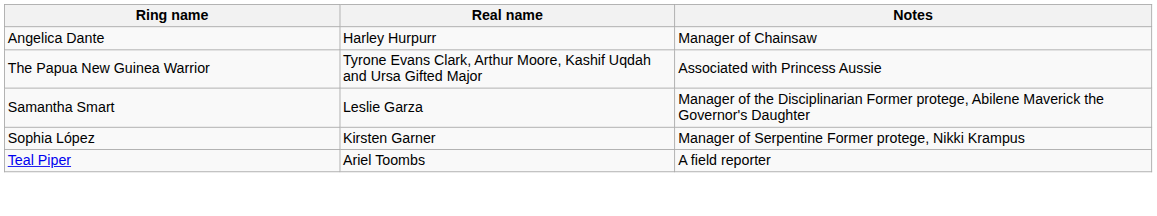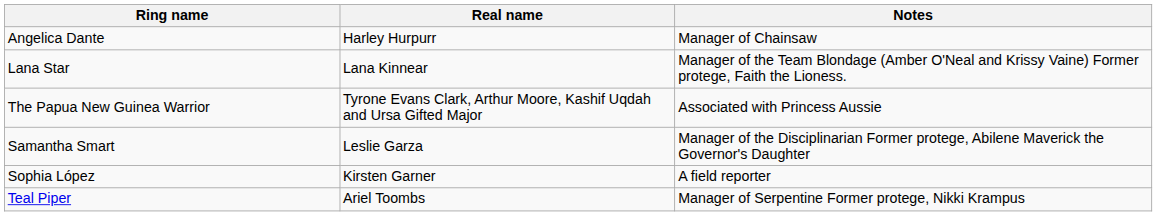+ row: (39, 68)
(852, 138) Manager of Serpentine Former protege, Nikki Krampus -> (724, 176) A field reporter
(724, 160) A field reporter -> (852, 199) Manager of Serpentine Former protege, Nikki Krampus
